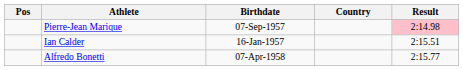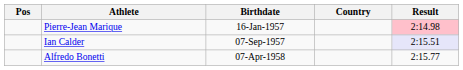(260, 27) 07-Sep-1957 -> (260, 27) 16-Jan-1957
(260, 42) 16-Jan-1957 -> (260, 42) 07-Sep-1957
(425, 42) no background -> (425, 42) lavender background
